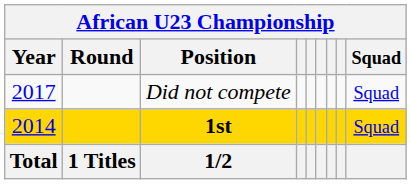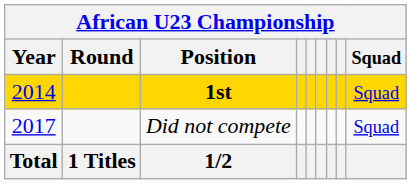rows swapped: (218, 126) <-> (218, 91)
